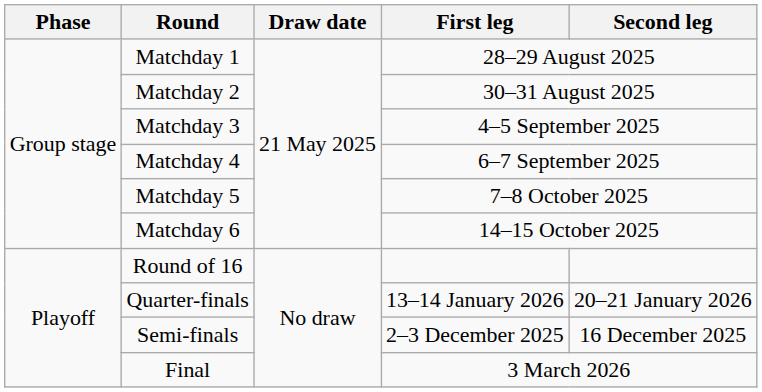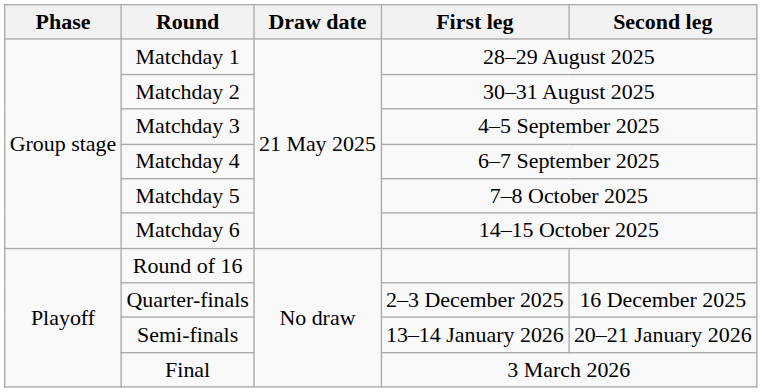(475, 299) 13–14 January 2026 -> (475, 299) 2–3 December 2025
(663, 299) 20–21 January 2026 -> (663, 299) 16 December 2025
(475, 334) 2–3 December 2025 -> (475, 334) 13–14 January 2026
(663, 334) 16 December 2025 -> (663, 334) 20–21 January 2026
